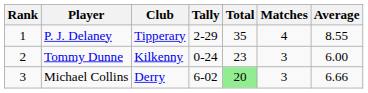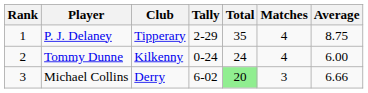(337, 35) 8.55 -> (337, 35) 8.75
(240, 56) 23 -> (240, 56) 24
(284, 56) 3 -> (284, 56) 4
